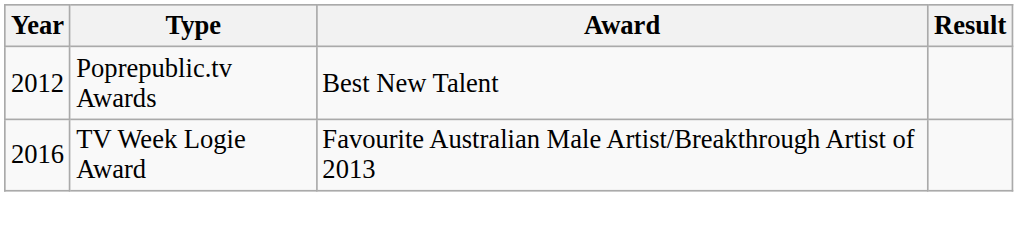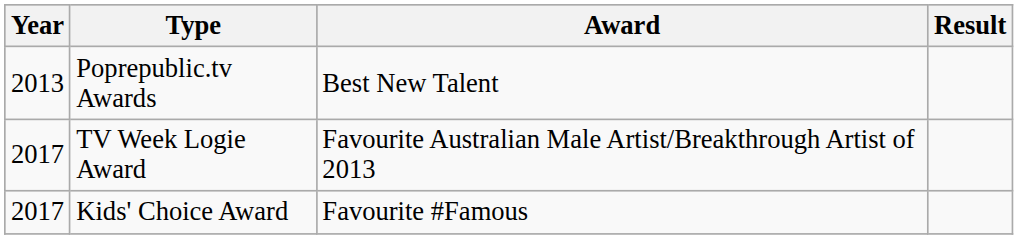(38, 82) 2012 -> (38, 82) 2013
(38, 154) 2016 -> (38, 154) 2017
+ row: (182, 211)
